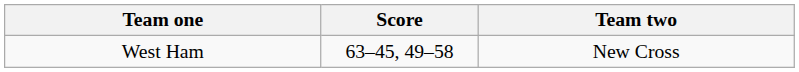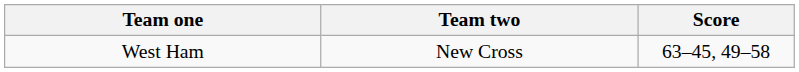columns swapped: (400, 20) <-> (636, 20)
